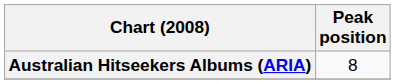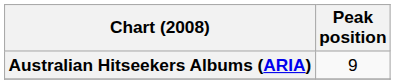(353, 65) 8 -> (353, 65) 9
